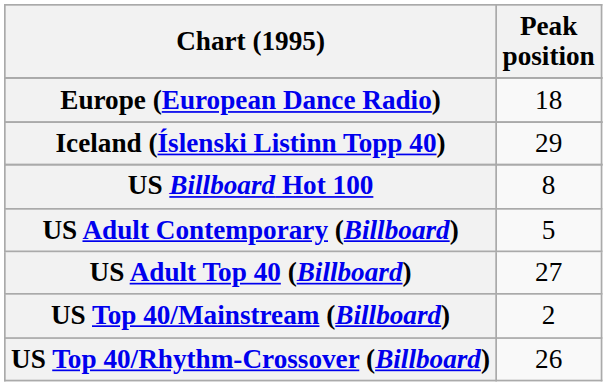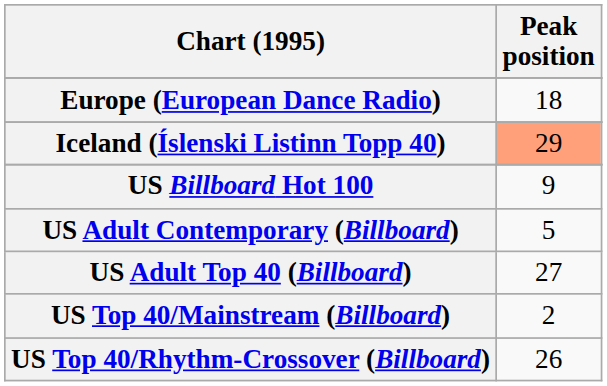(549, 142) no background -> (549, 142) lightsalmon background
(549, 186) 8 -> (549, 186) 9
